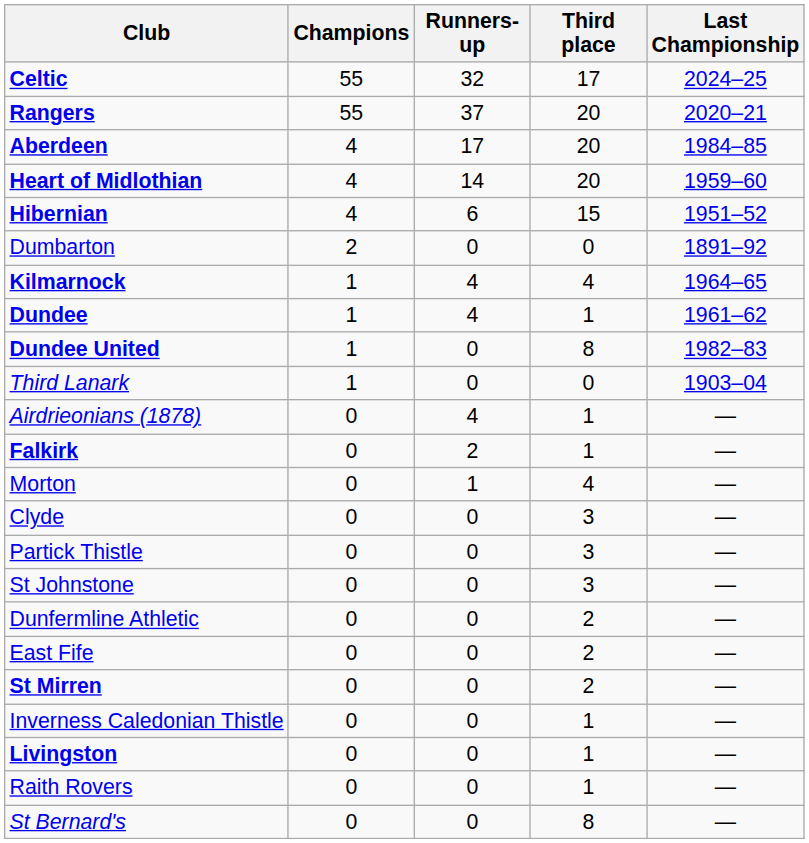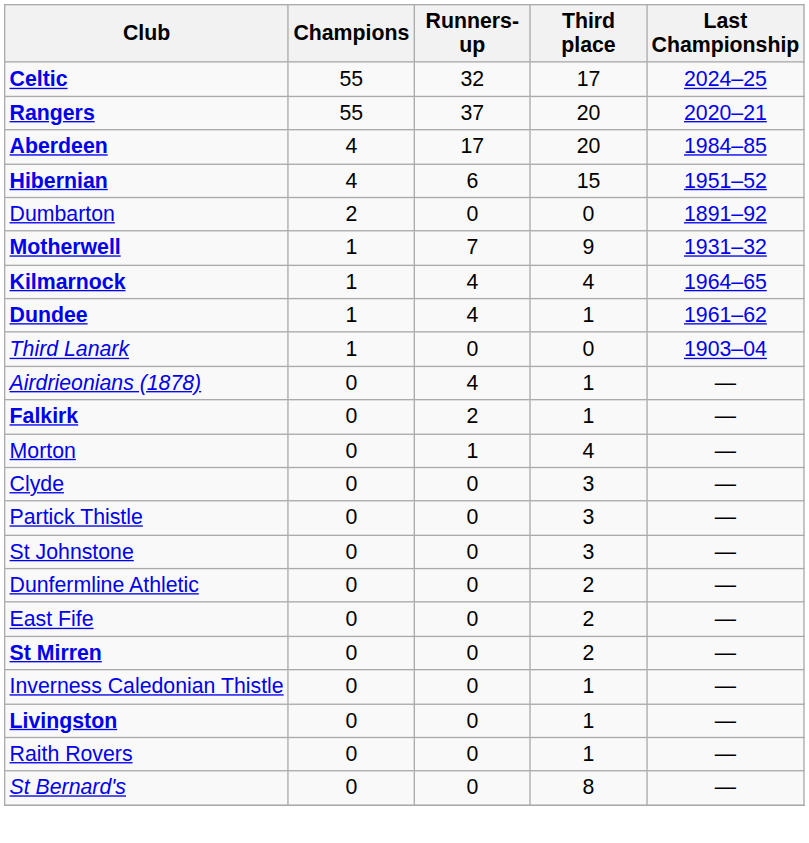- row: (106, 180)
+ row: (65, 247)
- row: (85, 349)
